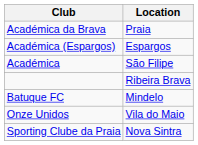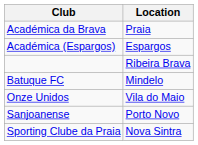- row: (33, 64)
+ row: (38, 115)
